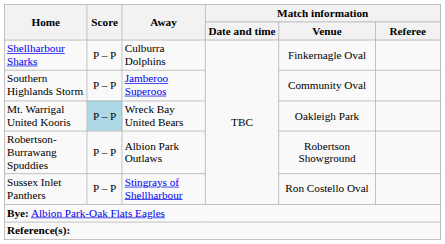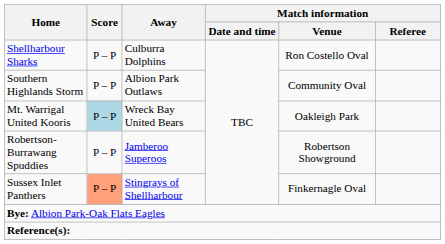(327, 55) Finkernagle Oval -> (327, 55) Ron Costello Oval
(146, 85) Jamberoo Superoos -> (152, 85) Albion Park Outlaws
(152, 152) Albion Park Outlaws -> (146, 152) Jamberoo Superoos
(105, 189) no background -> (105, 189) lightsalmon background
(327, 189) Ron Costello Oval -> (327, 189) Finkernagle Oval
